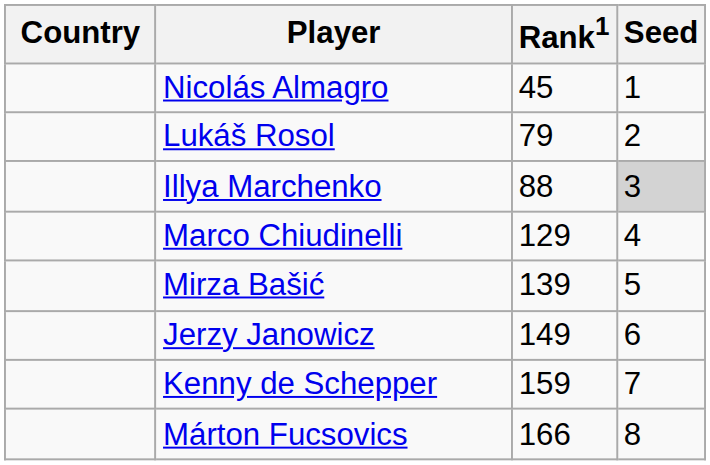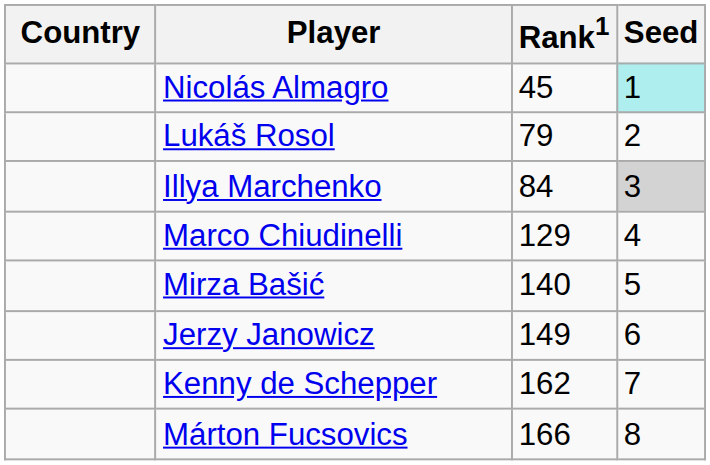(633, 87) no background -> (633, 87) paleturquoise background
(536, 186) 88 -> (536, 186) 84
(545, 285) 139 -> (545, 285) 140
(545, 384) 159 -> (545, 384) 162
